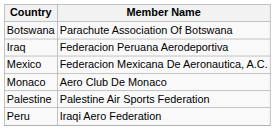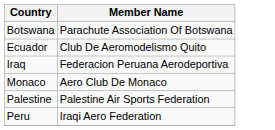+ row: (27, 47)
- row: (24, 64)
